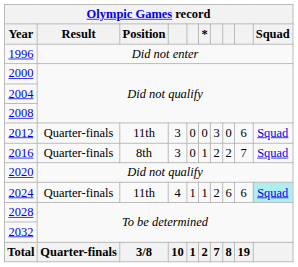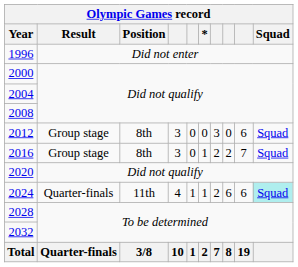(79, 133) Quarter-finals -> (79, 133) Group stage
(144, 133) 11th -> (144, 133) 8th
(79, 152) Quarter-finals -> (79, 152) Group stage
